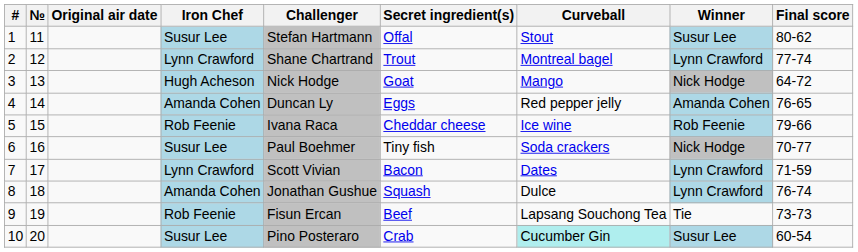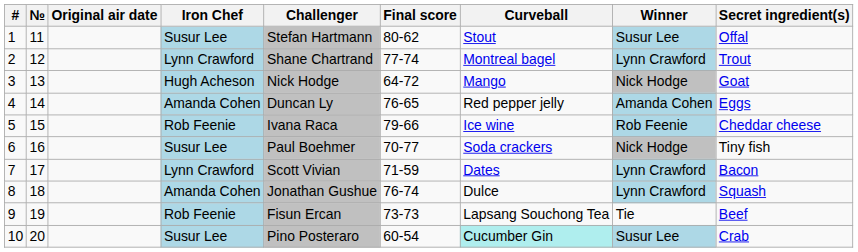columns swapped: (449, 15) <-> (813, 15)
